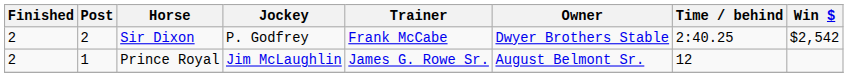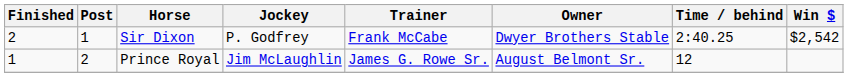(85, 38) 2 -> (85, 38) 1
(12, 61) 2 -> (12, 61) 1
(85, 61) 1 -> (85, 61) 2
